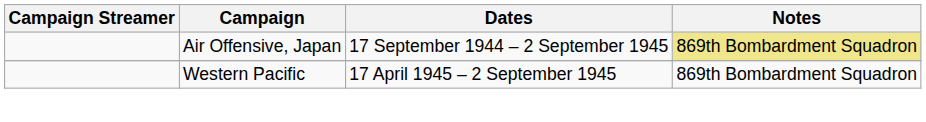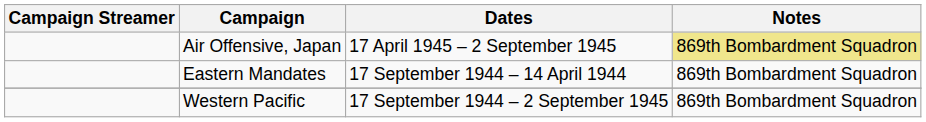(509, 46) 17 September 1944 – 2 September 1945 -> (483, 46) 17 April 1945 – 2 September 1945
+ row: (254, 74)
(483, 74) 17 April 1945 – 2 September 1945 -> (509, 102) 17 September 1944 – 2 September 1945
